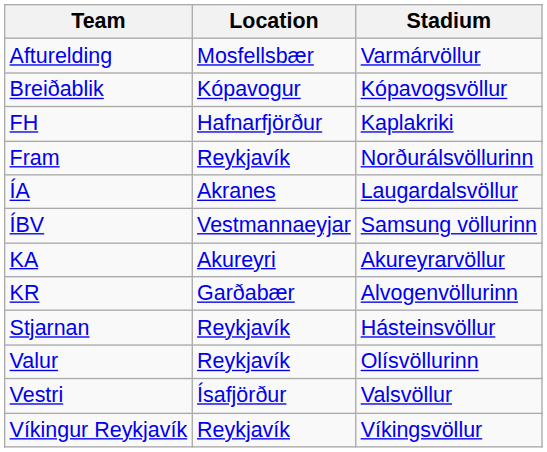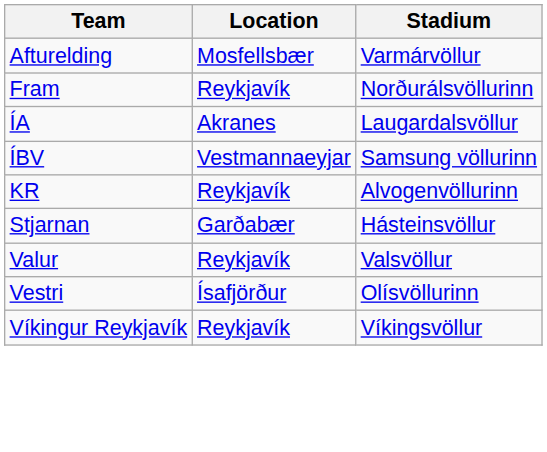- row: (57, 89)
- row: (24, 123)
- row: (24, 259)
(246, 293) Garðabær -> (244, 191) Reykjavík
(244, 327) Reykjavík -> (246, 225) Garðabær
(420, 361) Olísvöllurinn -> (406, 259) Valsvöllur
(406, 395) Valsvöllur -> (420, 293) Olísvöllurinn
